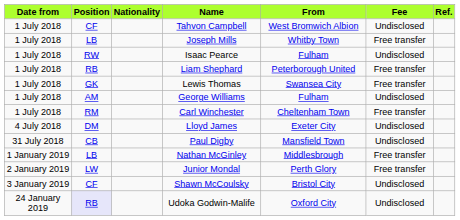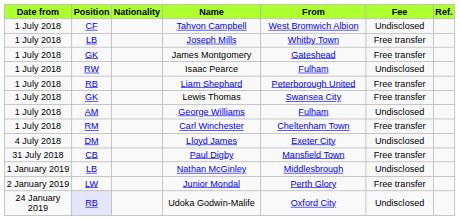+ row: (212, 55)
(400, 141) Undisclosed -> (400, 155) Free transfer
(400, 155) Free transfer -> (400, 170) Undisclosed
- row: (212, 184)
